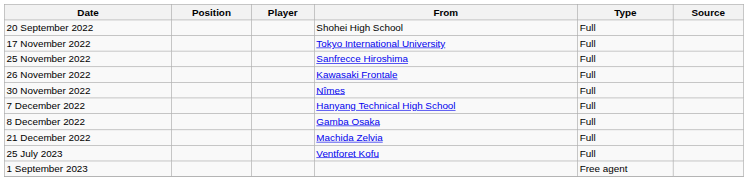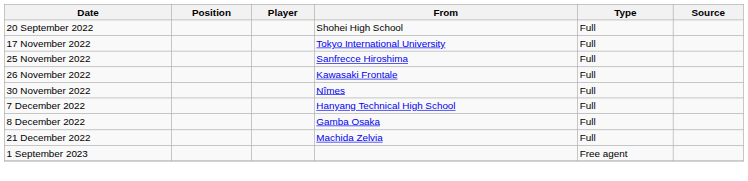- row: (35, 153)
